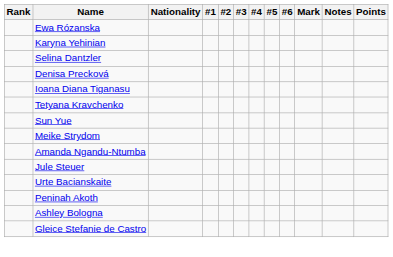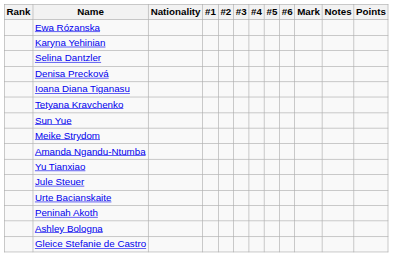+ row: (60, 167)
